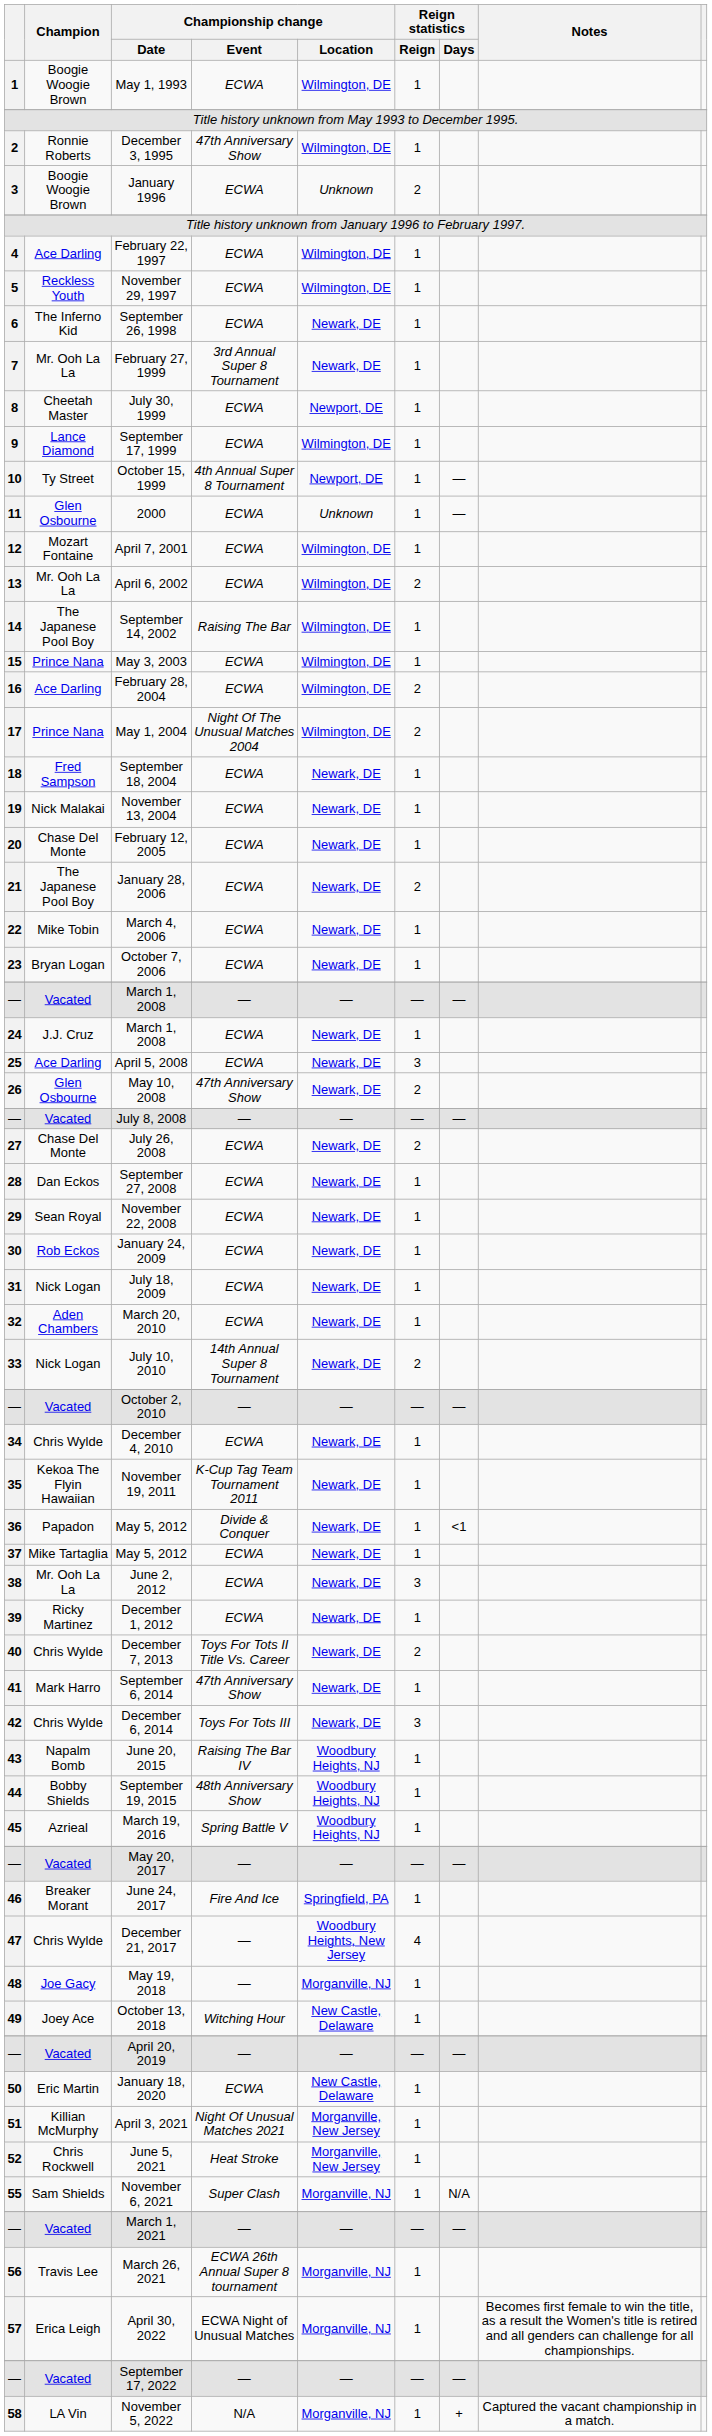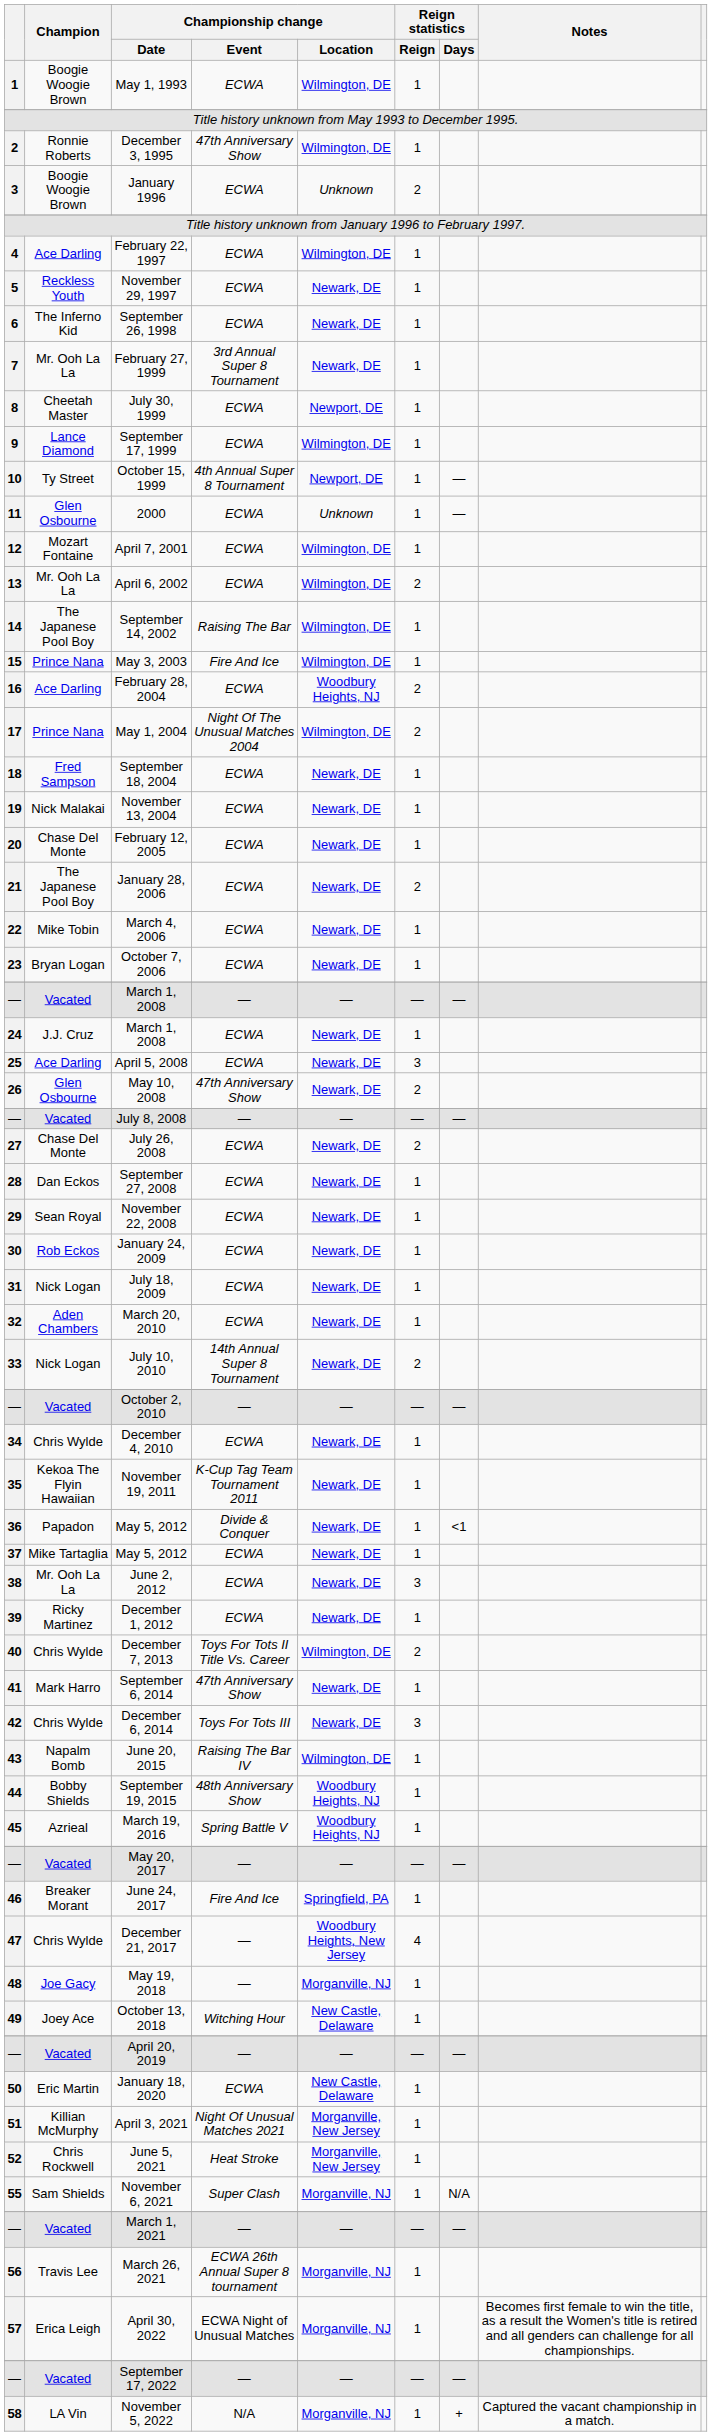(346, 288) Wilmington, DE -> (346, 288) Newark, DE
(244, 661) ECWA -> (244, 661) Fire And Ice
(346, 689) Wilmington, DE -> (346, 689) Woodbury Heights, NJ
(346, 1652) Newark, DE -> (346, 1652) Wilmington, DE
(346, 1758) Woodbury Heights, NJ -> (346, 1758) Wilmington, DE
